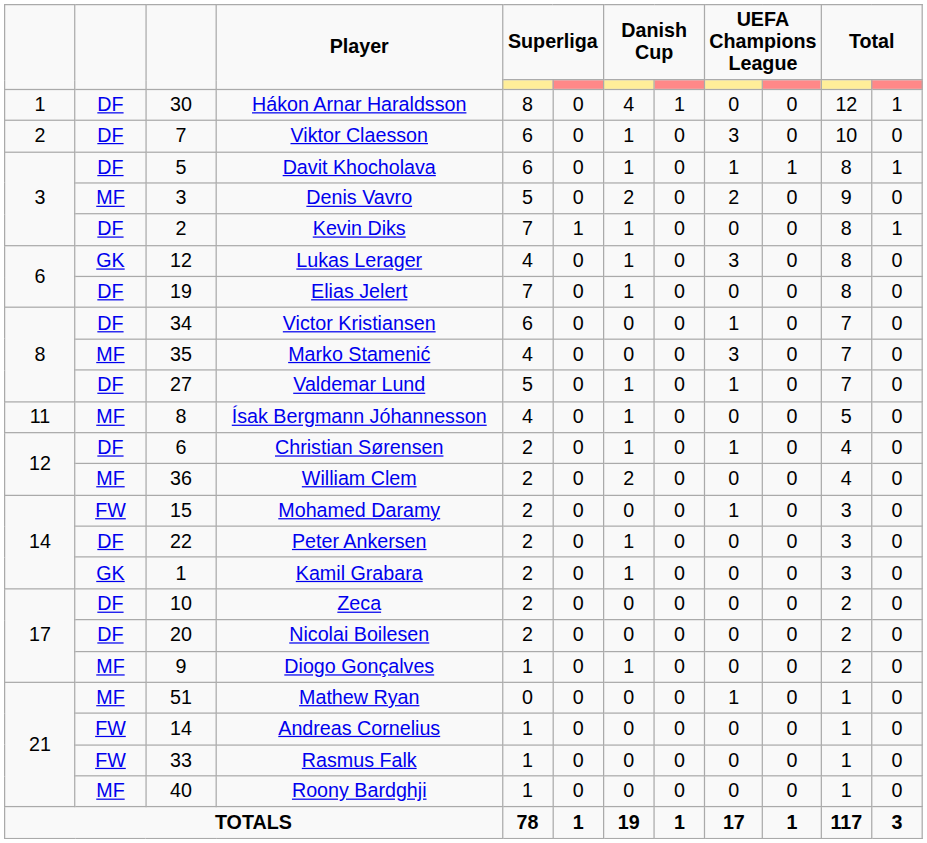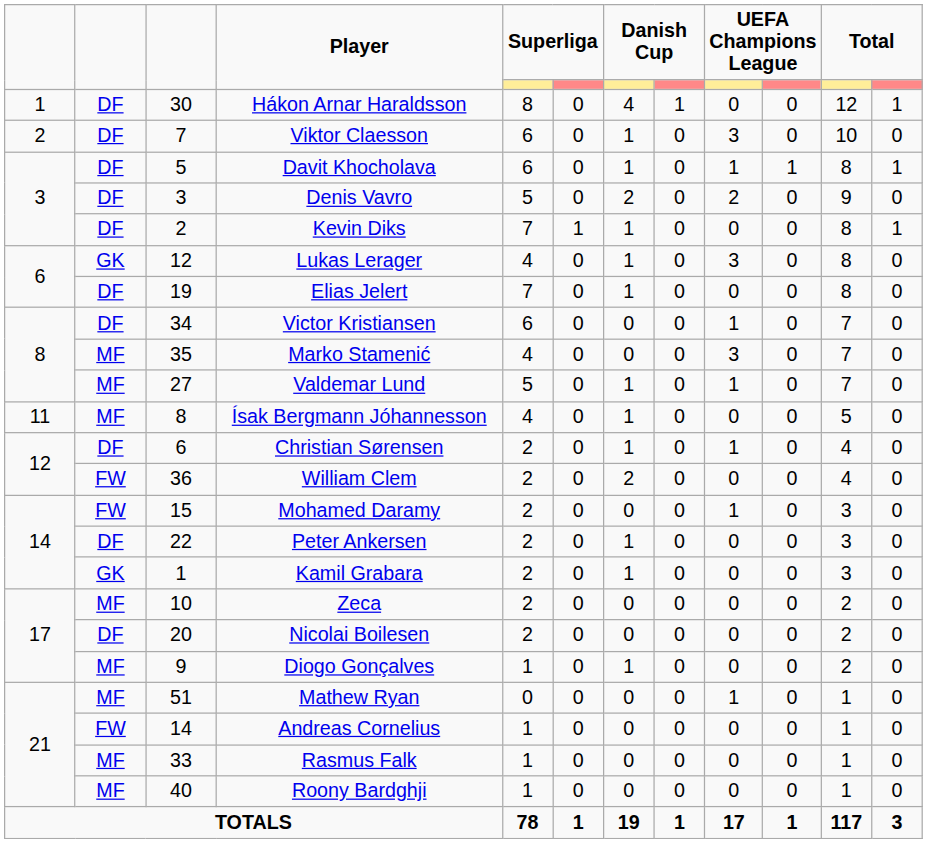(110, 198) MF -> (110, 198) DF
(110, 385) DF -> (110, 385) MF
(110, 479) MF -> (110, 479) FW
(110, 604) DF -> (110, 604) MF
(110, 760) FW -> (110, 760) MF
